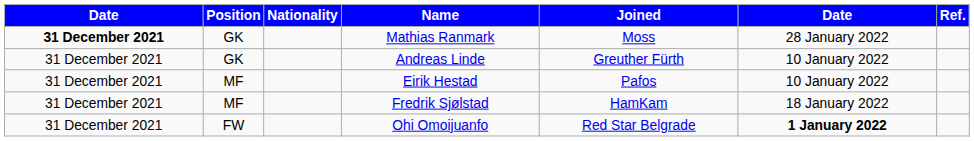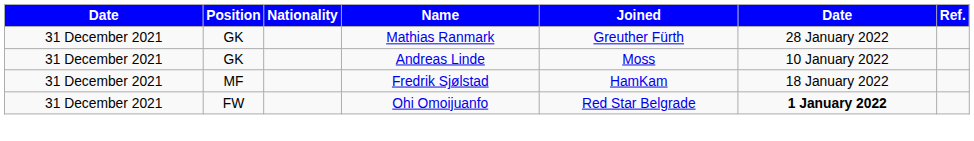(104, 38) bold -> (104, 38) normal
(639, 38) Moss -> (639, 38) Greuther Fürth
(639, 59) Greuther Fürth -> (639, 59) Moss
- row: (440, 81)
